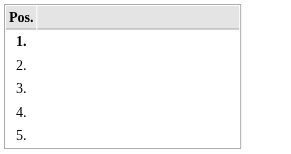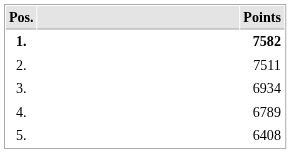+ column: (262, 17)
